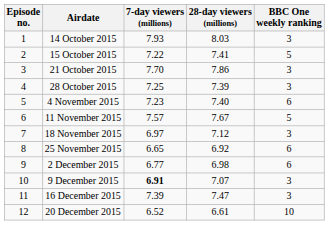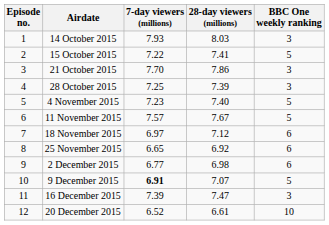(289, 102) 6 -> (289, 102) 5
(289, 133) 3 -> (289, 133) 6
(289, 180) 3 -> (289, 180) 5
